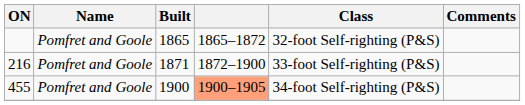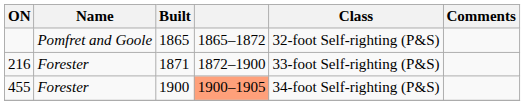(95, 64) Pomfret and Goole -> (63, 64) Forester
(95, 87) Pomfret and Goole -> (63, 87) Forester
